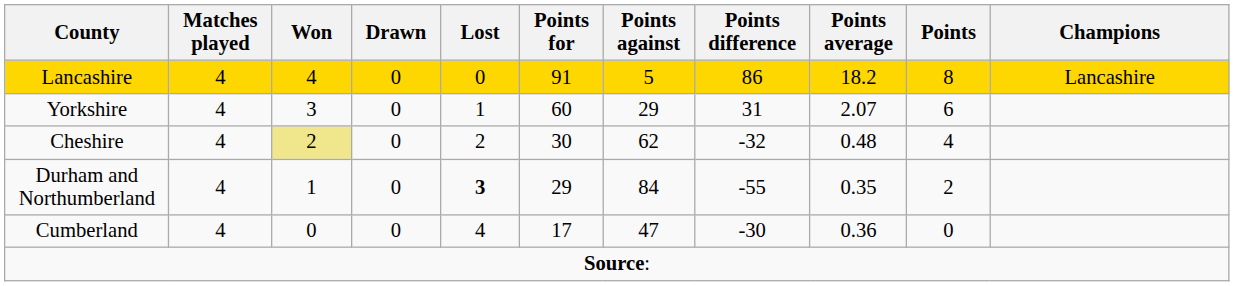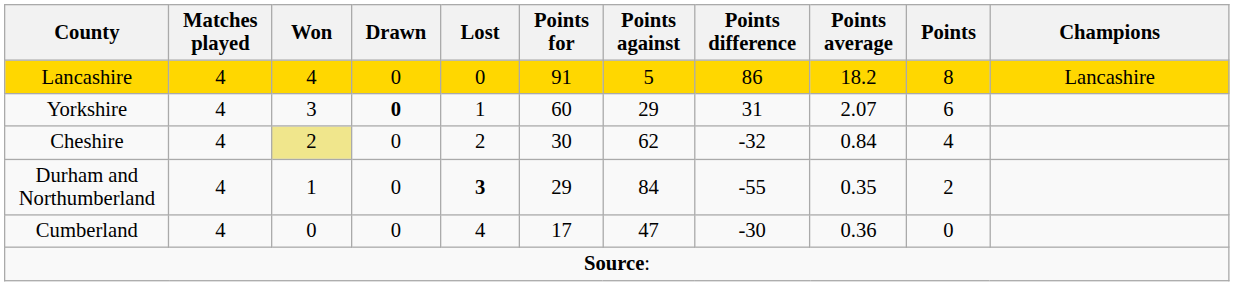(396, 109) normal -> (396, 109) bold
(859, 142) 0.48 -> (859, 142) 0.84
